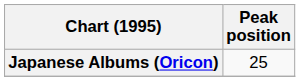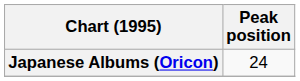(259, 62) 25 -> (259, 62) 24
